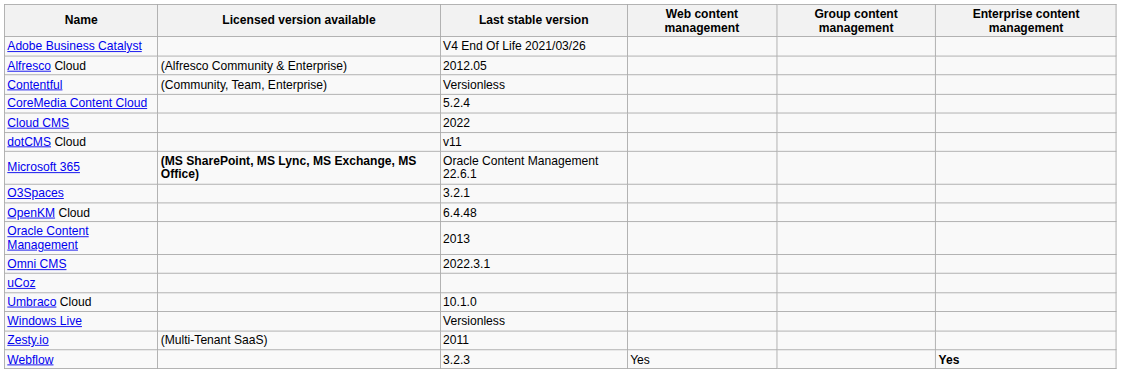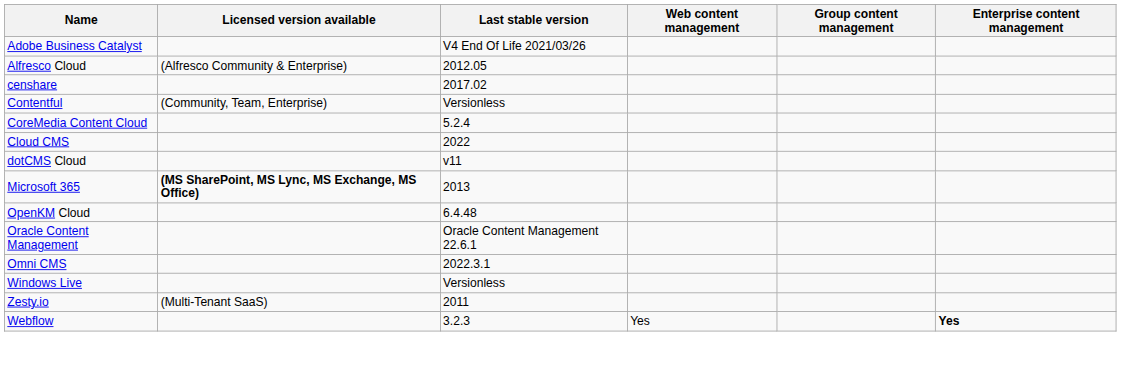+ row: (32, 84)
(521, 167) Oracle Content Management 22.6.1 -> (457, 186) 2013
- row: (36, 193)
(457, 238) 2013 -> (521, 238) Oracle Content Management 22.6.1
- row: (21, 283)
- row: (49, 302)
